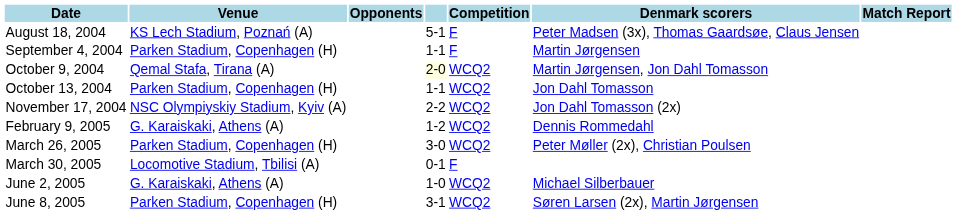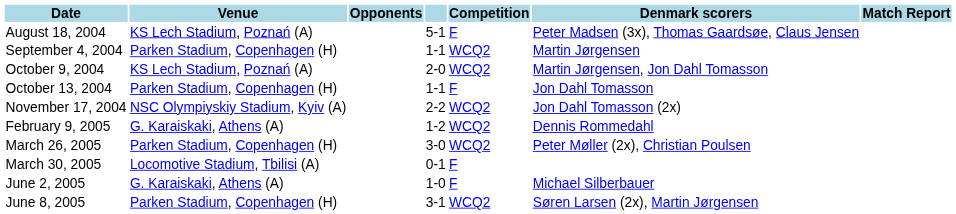(453, 51) F -> (470, 51) WCQ2
(202, 70) Qemal Stafa, Tirana (A) -> (221, 70) KS Lech Stadium, Poznań (A)
(436, 70) lightyellow background -> (436, 70) no background
(470, 89) WCQ2 -> (453, 89) F
(470, 183) WCQ2 -> (453, 183) F
